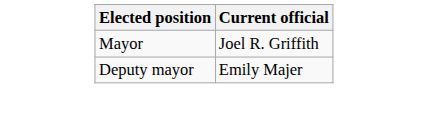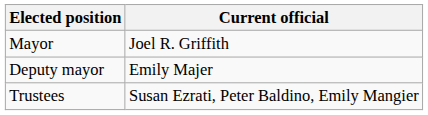+ row: (37, 95)
